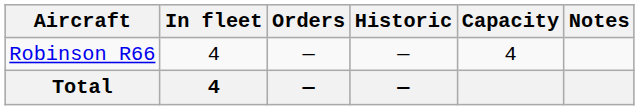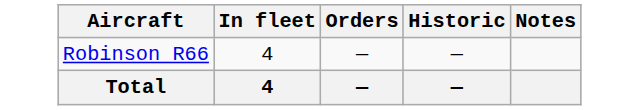- column: (510, 21)
